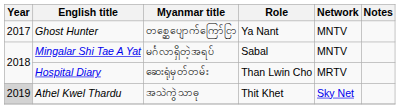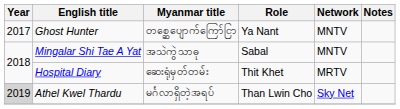(180, 51) မင်္ဂလာရှိတဲ့အရပ် -> (173, 51) အသဲကွဲသာဓု
(277, 73) Than Lwin Cho -> (262, 73) Thit Khet
(173, 93) အသဲကွဲသာဓု -> (180, 93) မင်္ဂလာရှိတဲ့အရပ်
(262, 93) Thit Khet -> (277, 93) Than Lwin Cho
